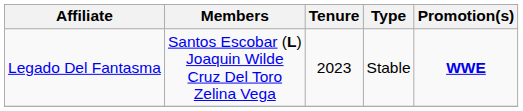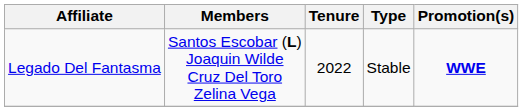(334, 67) 2023 -> (334, 67) 2022
